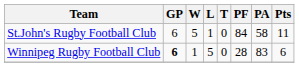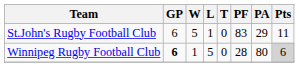(241, 33) 84 -> (241, 33) 83
(262, 33) 58 -> (262, 33) 29
(262, 52) 83 -> (262, 52) 80
(283, 52) no background -> (283, 52) lightgrey background
